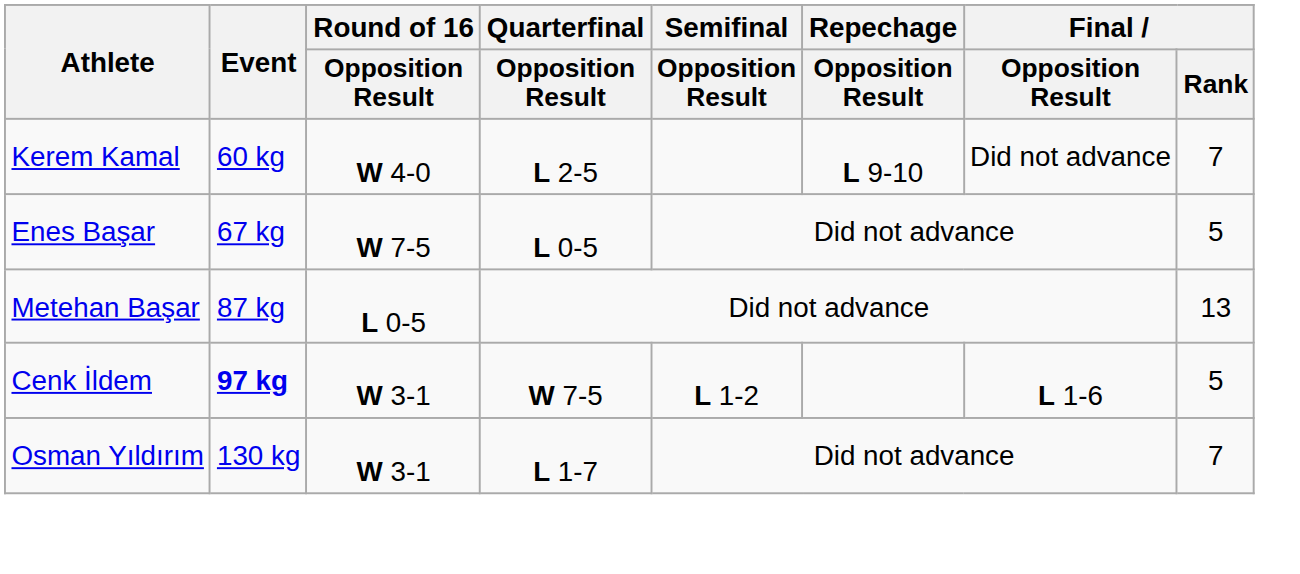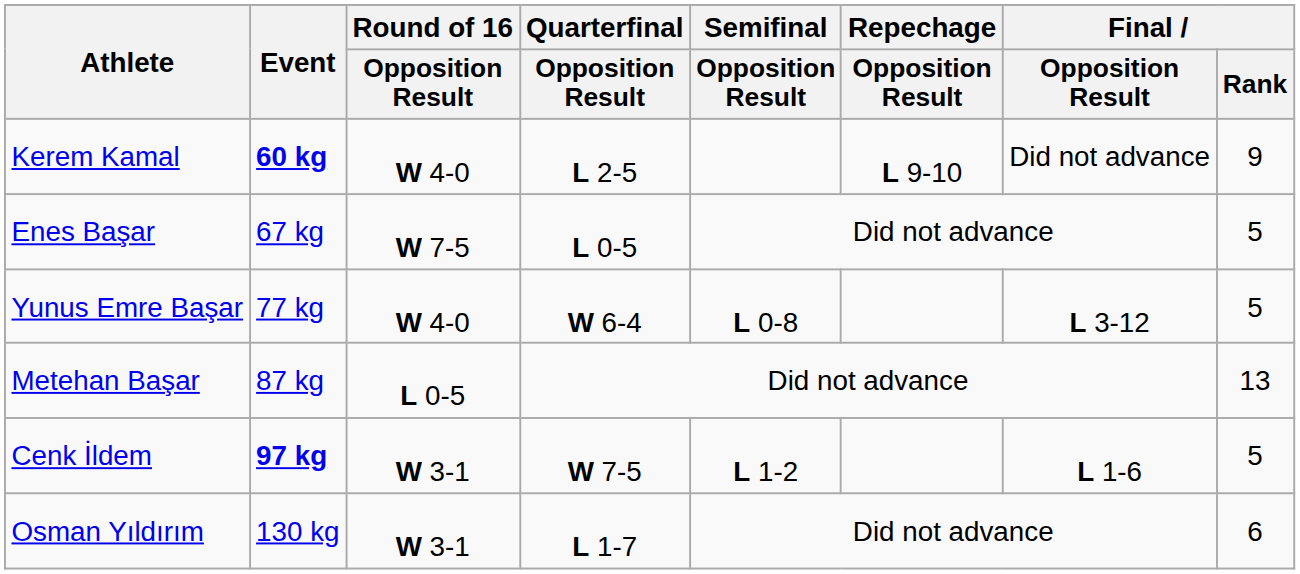(251, 157) normal -> (292, 157) bold
(1216, 157) 7 -> (1255, 157) 9
+ row: (127, 307)
(1216, 456) 7 -> (1255, 531) 6
